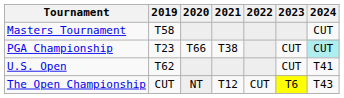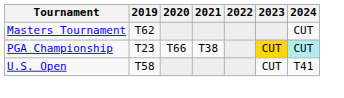(165, 31) T58 -> (145, 31) T62
(292, 49) no background -> (272, 49) gold background
(165, 67) T62 -> (145, 67) T58
- row: (77, 85)
